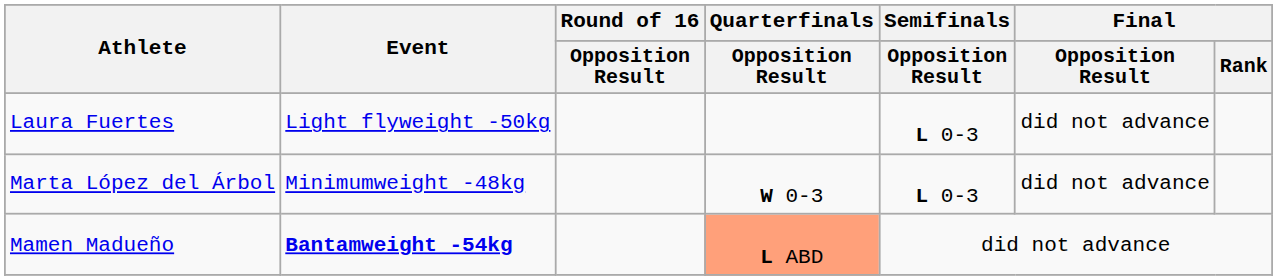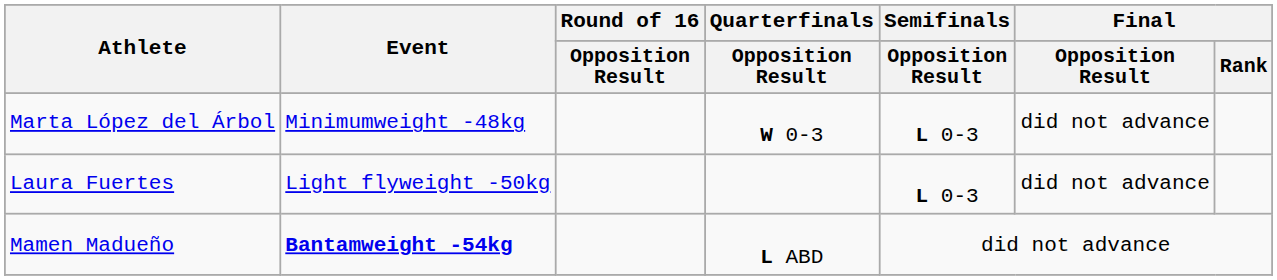rows swapped: (143, 184) <-> (92, 123)
(792, 257) lightsalmon background -> (792, 257) no background
